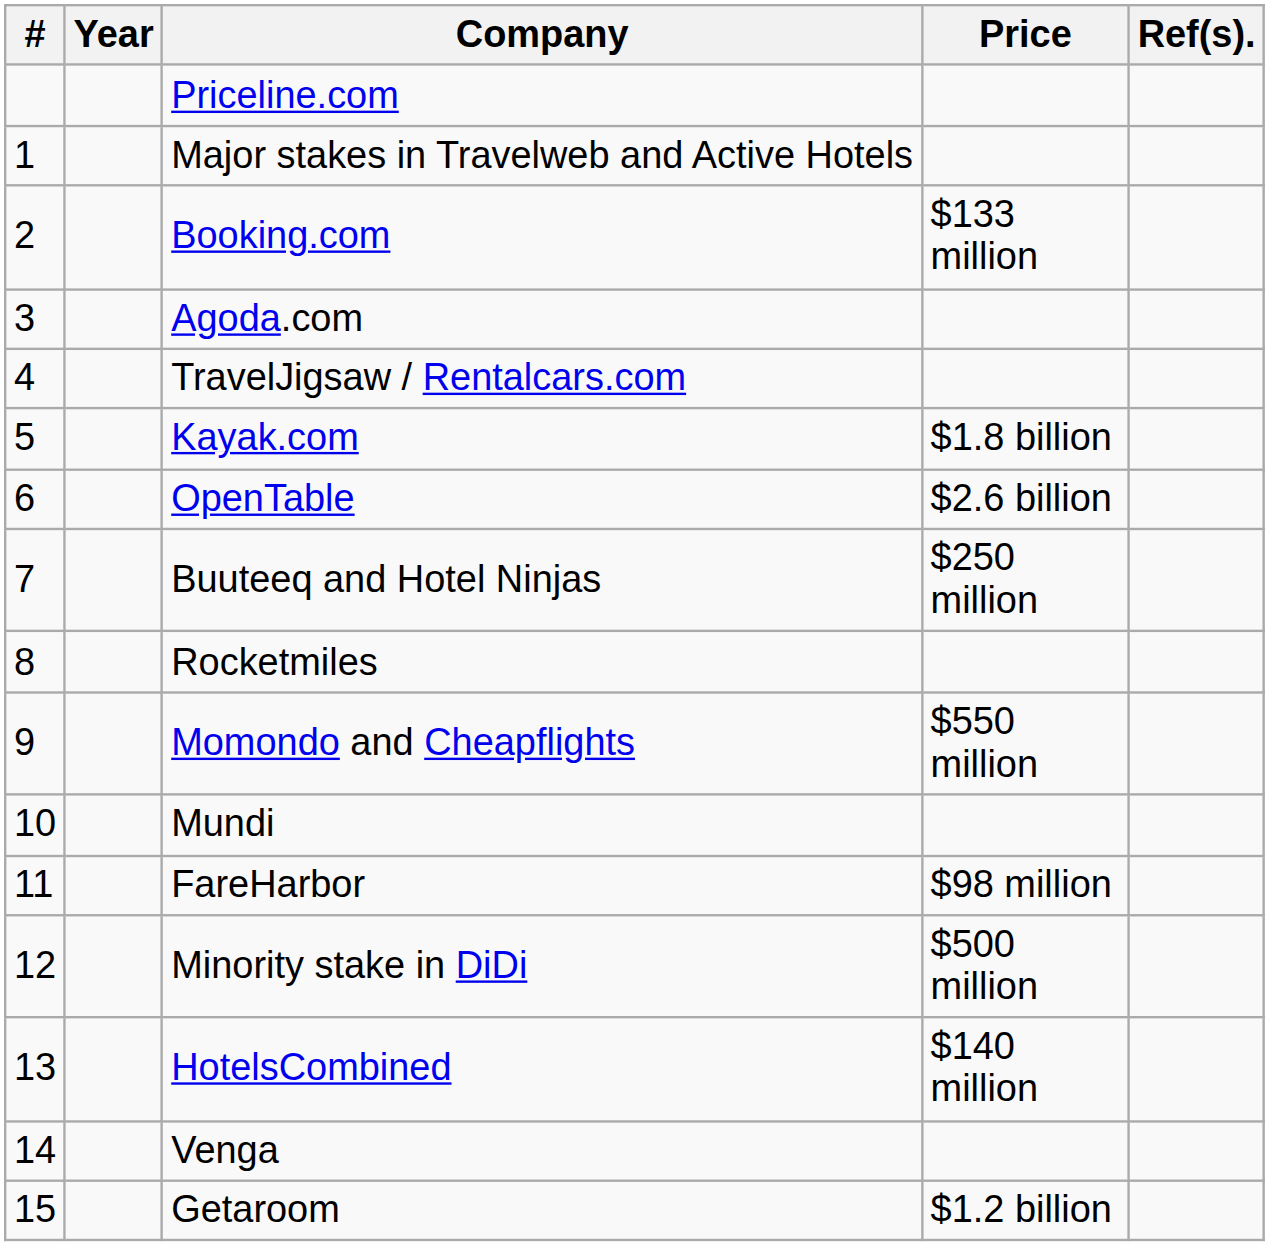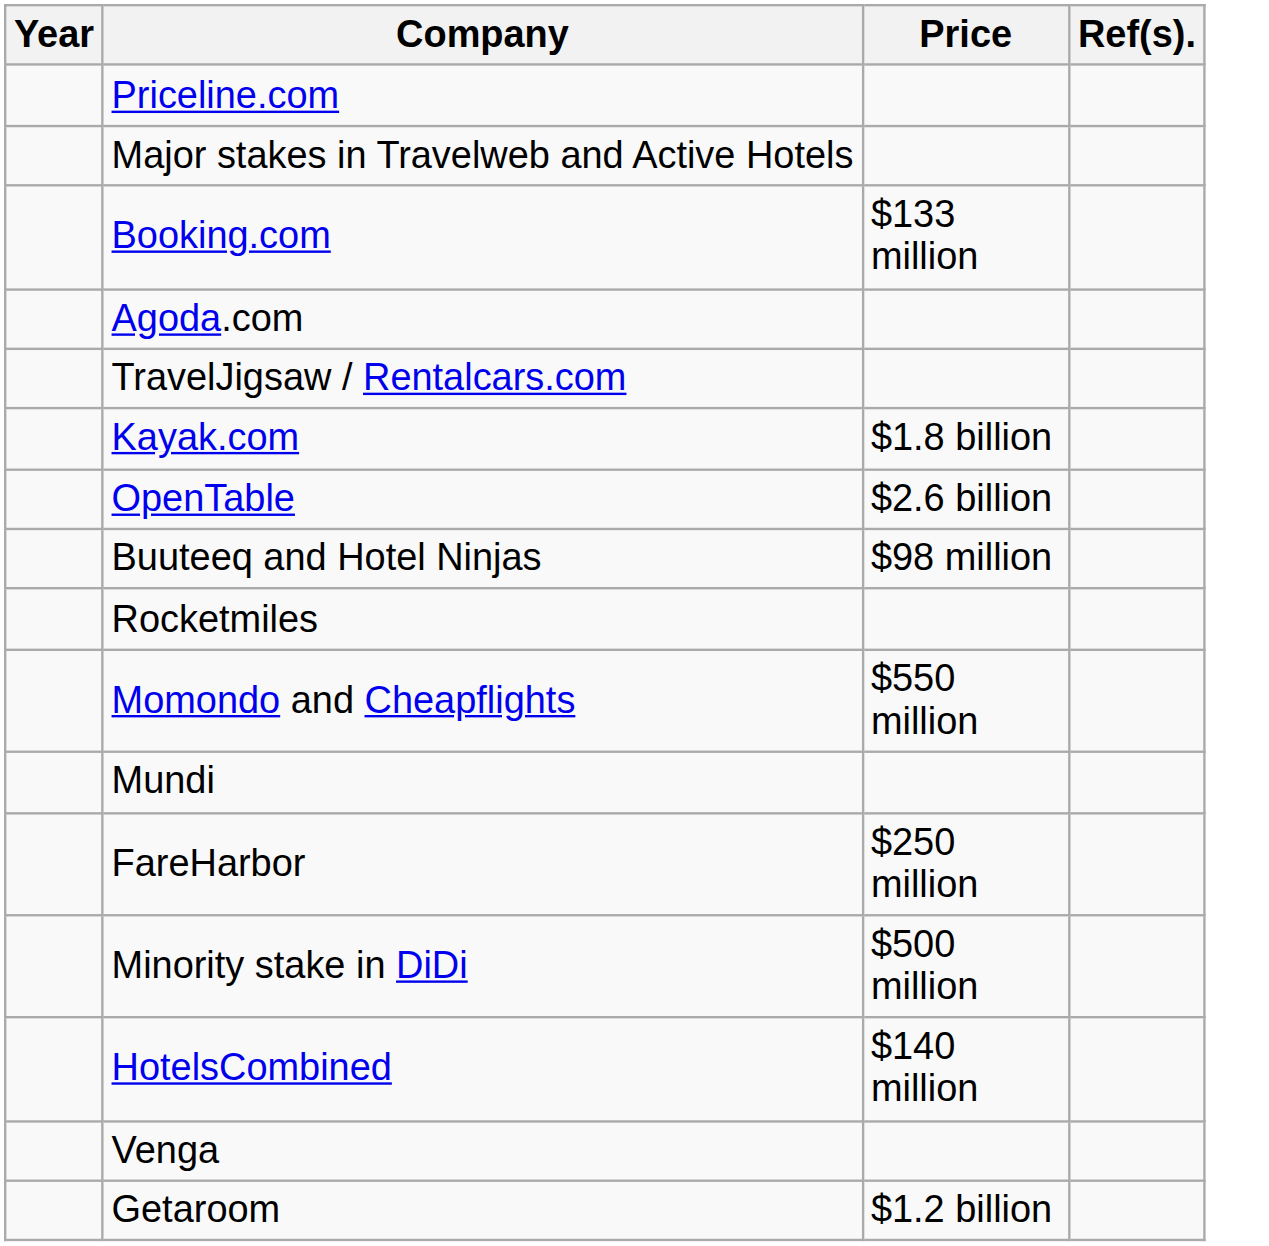- column: (35, 34)
(984, 579) $250 million -> (962, 558) $98 million
(1021, 884) $98 million -> (925, 862) $250 million
